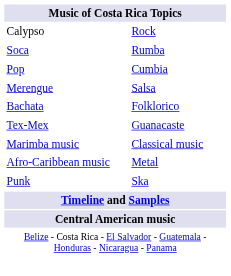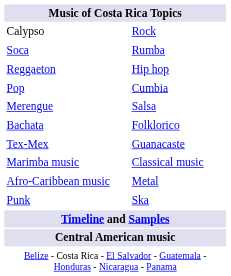+ row: (31, 69)
